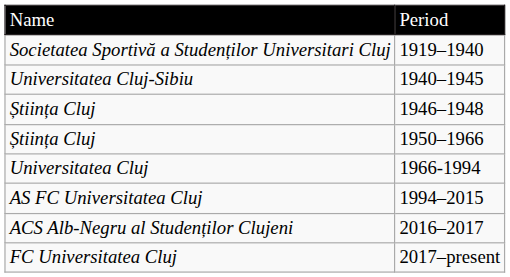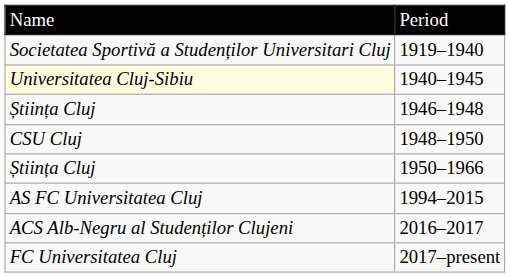(101, 79) no background -> (101, 79) lightyellow background
+ row: (442, 138)
- row: (440, 168)
